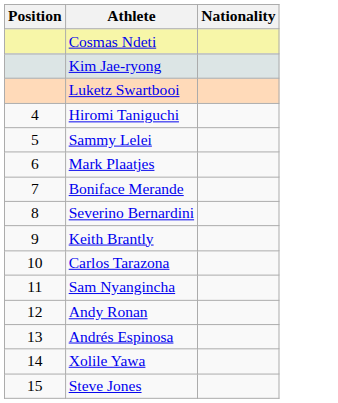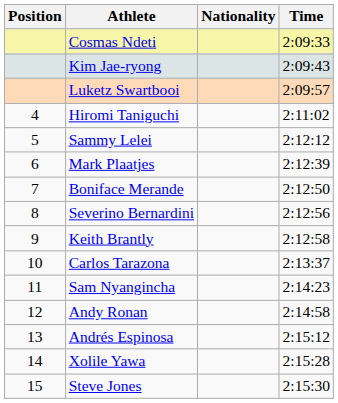+ column: (306, 16)
